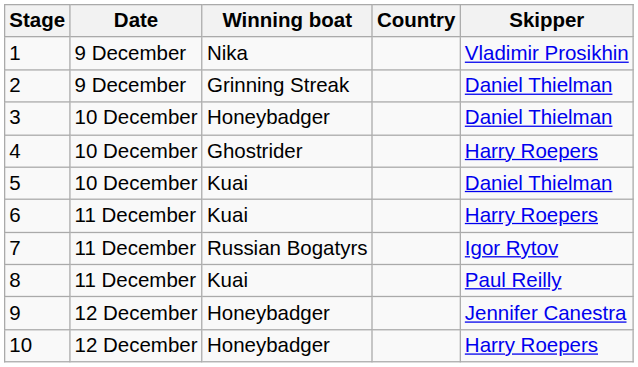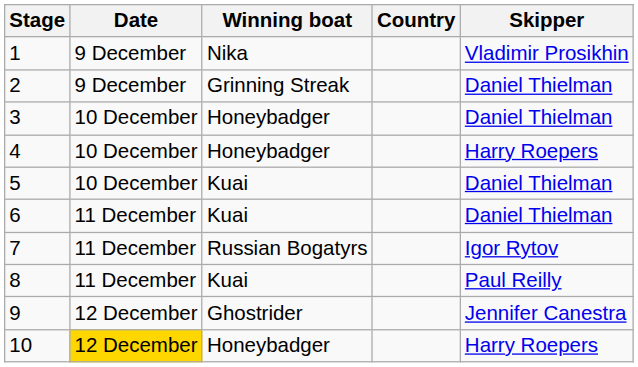(255, 150) Ghostrider -> (268, 150) Honeybadger
(531, 215) Harry Roepers -> (539, 215) Daniel Thielman
(268, 313) Honeybadger -> (255, 313) Ghostrider
(136, 345) no background -> (136, 345) gold background
